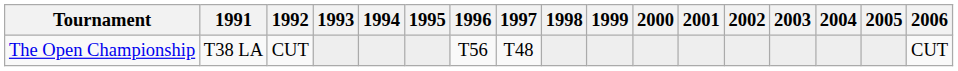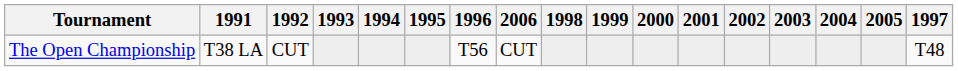columns swapped: (519, 19) <-> (930, 19)
